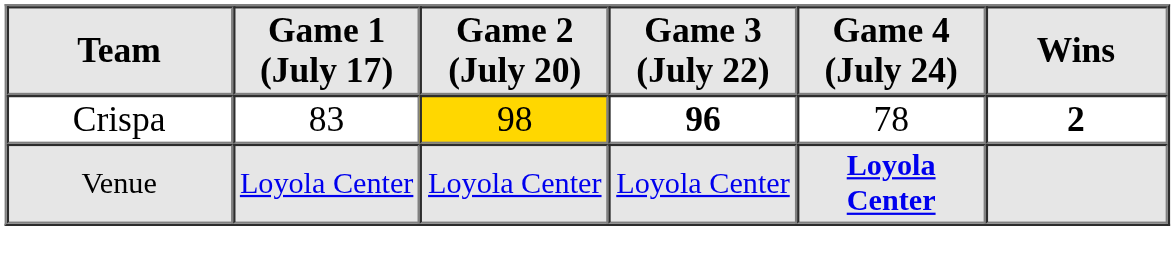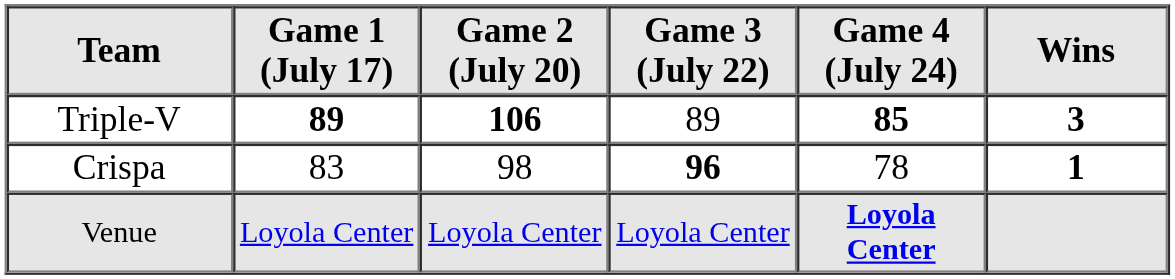+ row: (119, 118)
(515, 118) gold background -> (515, 167) no background
(1076, 118) 2 -> (1076, 167) 1
